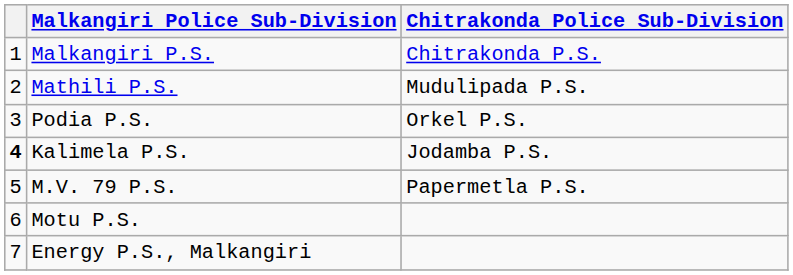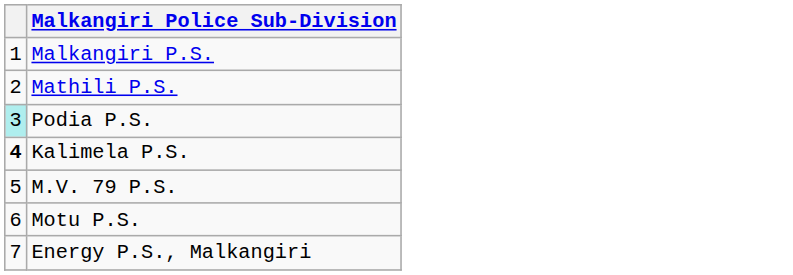- column: (595, 21)
(16, 120) no background -> (16, 120) paleturquoise background
